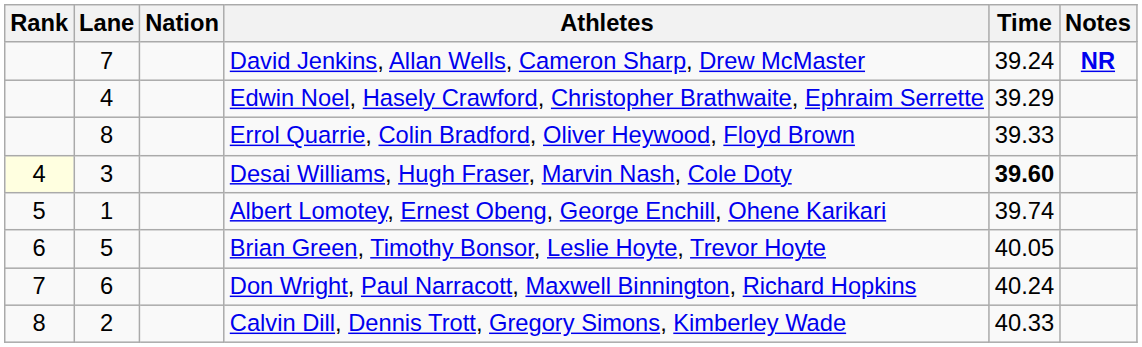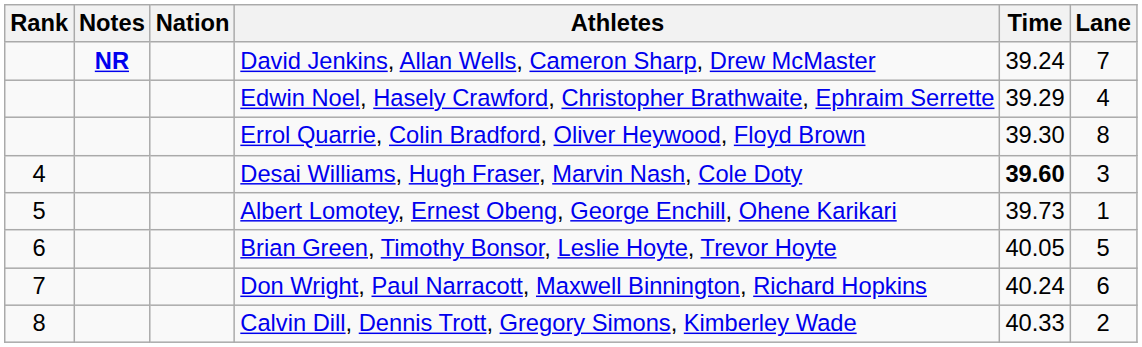columns swapped: (107, 23) <-> (1098, 23)
(1024, 135) 39.33 -> (1035, 135) 39.30
(39, 173) lightyellow background -> (39, 173) no background
(1024, 211) 39.74 -> (1035, 211) 39.73
